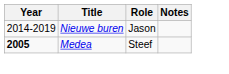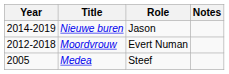+ row: (89, 45)
(18, 45) bold -> (18, 61) normal
